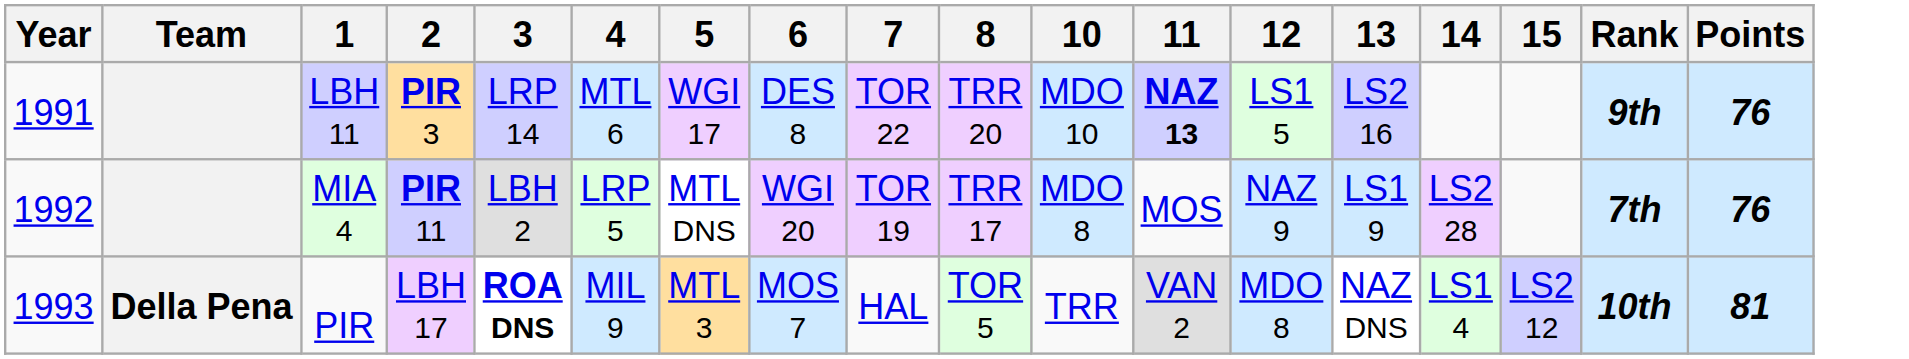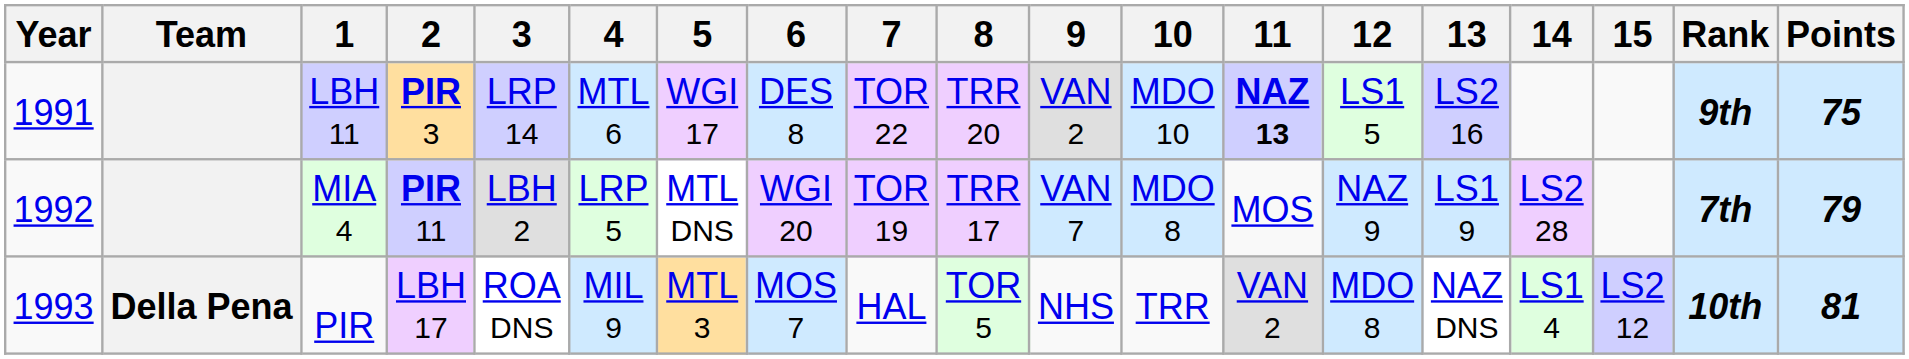+ column: (1076, 34)
(1750, 111) 76 -> (1841, 111) 75
(1750, 208) 76 -> (1841, 208) 79
(523, 306) bold -> (522, 306) normal
